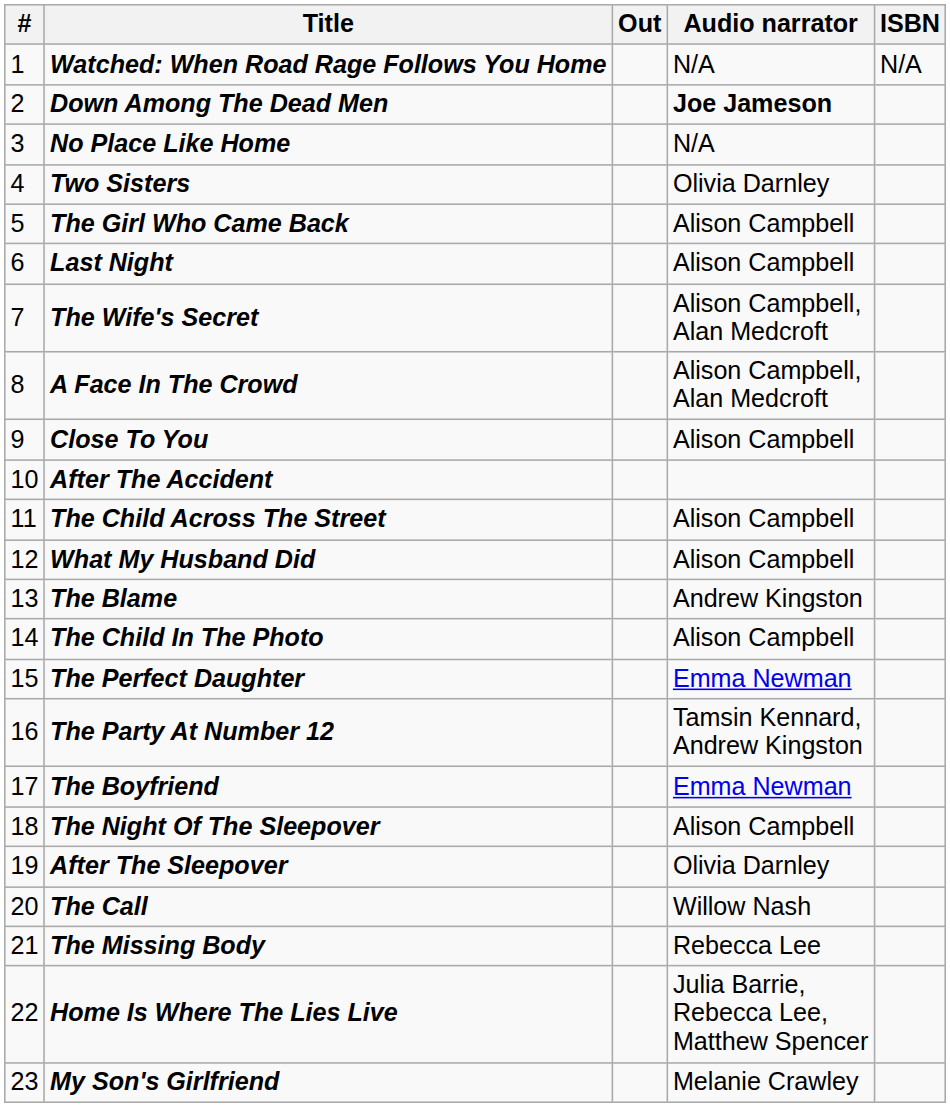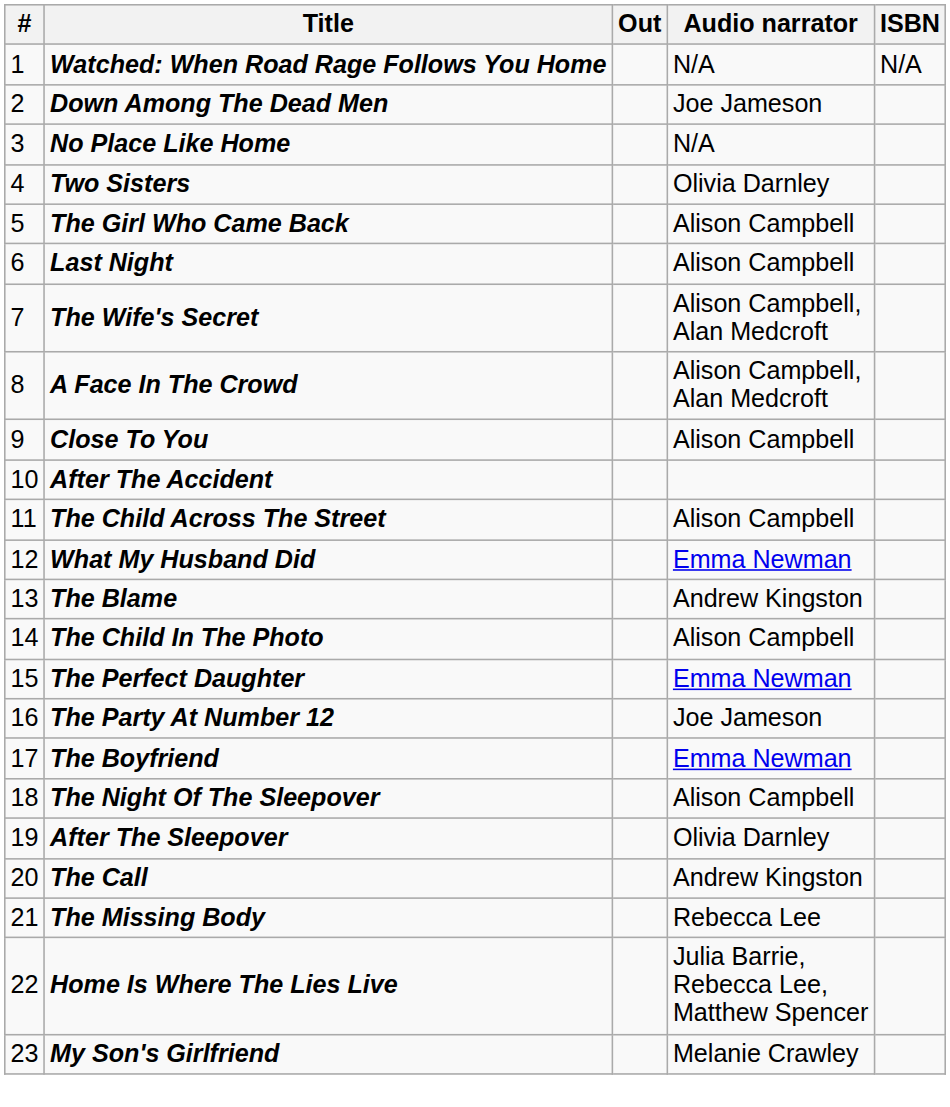(753, 104) bold -> (748, 104) normal
(764, 559) Alison Campbell -> (762, 559) Emma Newman
(768, 732) Tamsin Kennard, Andrew Kingston -> (748, 718) Joe Jameson
(742, 905) Willow Nash -> (768, 877) Andrew Kingston
